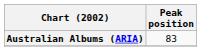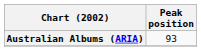(171, 39) 83 -> (171, 39) 93
